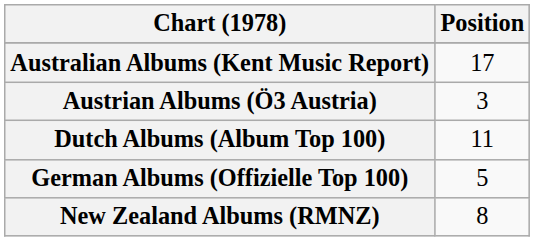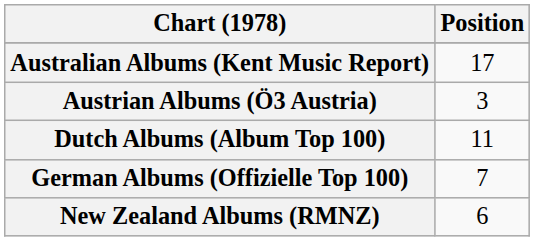(482, 178) 5 -> (482, 178) 7
(482, 216) 8 -> (482, 216) 6
